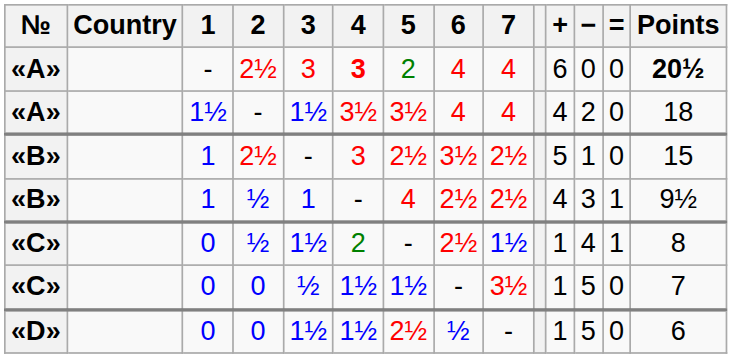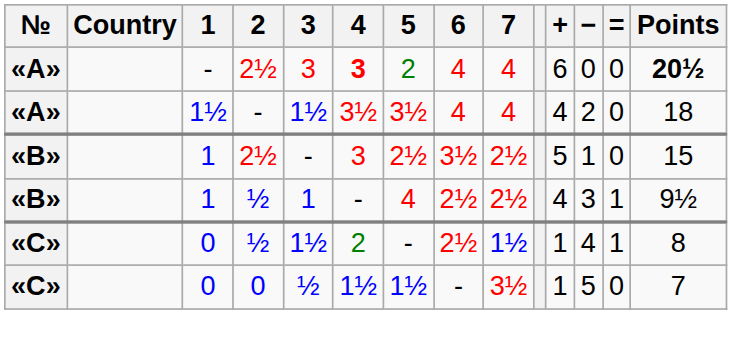- row: (36, 331)
